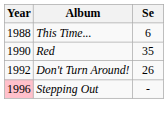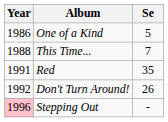+ row: (70, 32)
(148, 32) 6 -> (148, 51) 7
(19, 51) 1990 -> (19, 70) 1991
